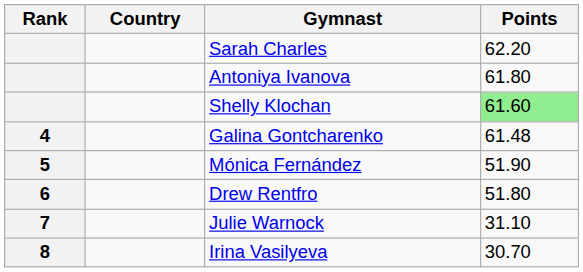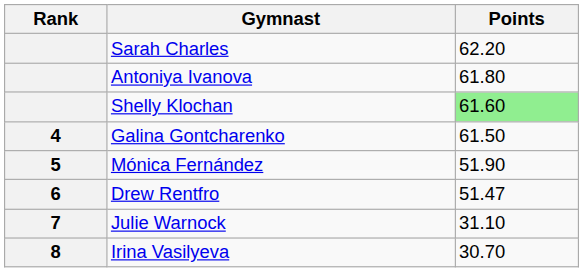- column: (145, 19)
(508, 135) 61.48 -> (482, 135) 61.50
(508, 194) 51.80 -> (482, 194) 51.47
